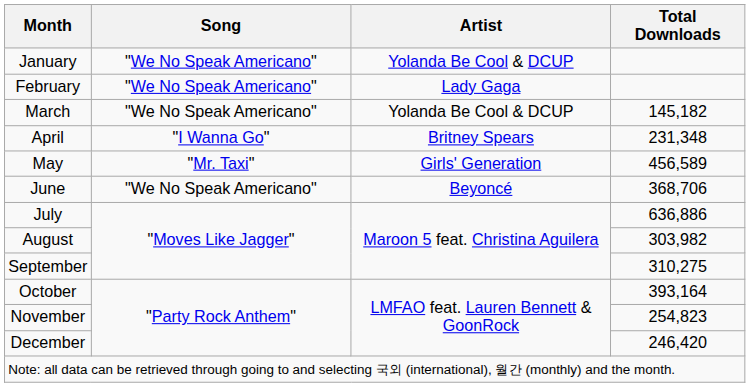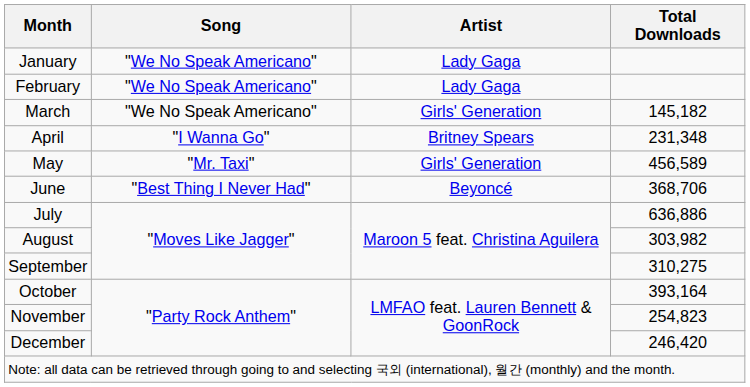(481, 61) Yolanda Be Cool & DCUP -> (481, 61) Lady Gaga
(481, 112) Yolanda Be Cool & DCUP -> (481, 112) Girls' Generation
(221, 189) "We No Speak Americano" -> (221, 189) "Best Thing I Never Had"
